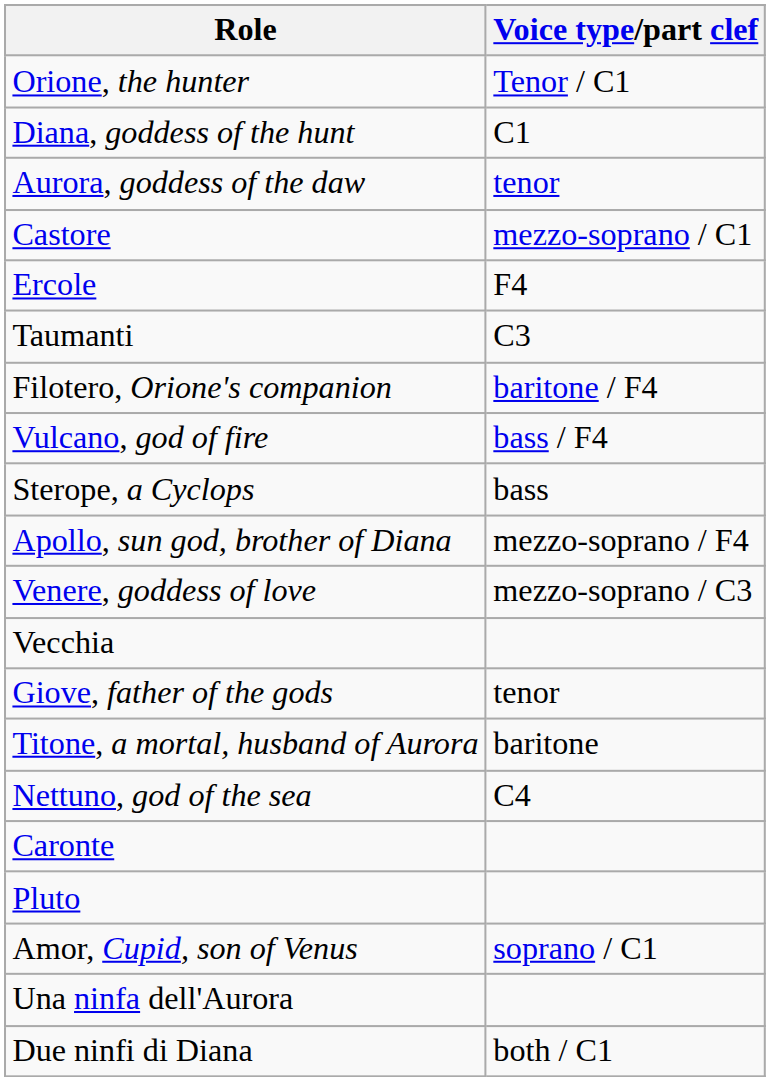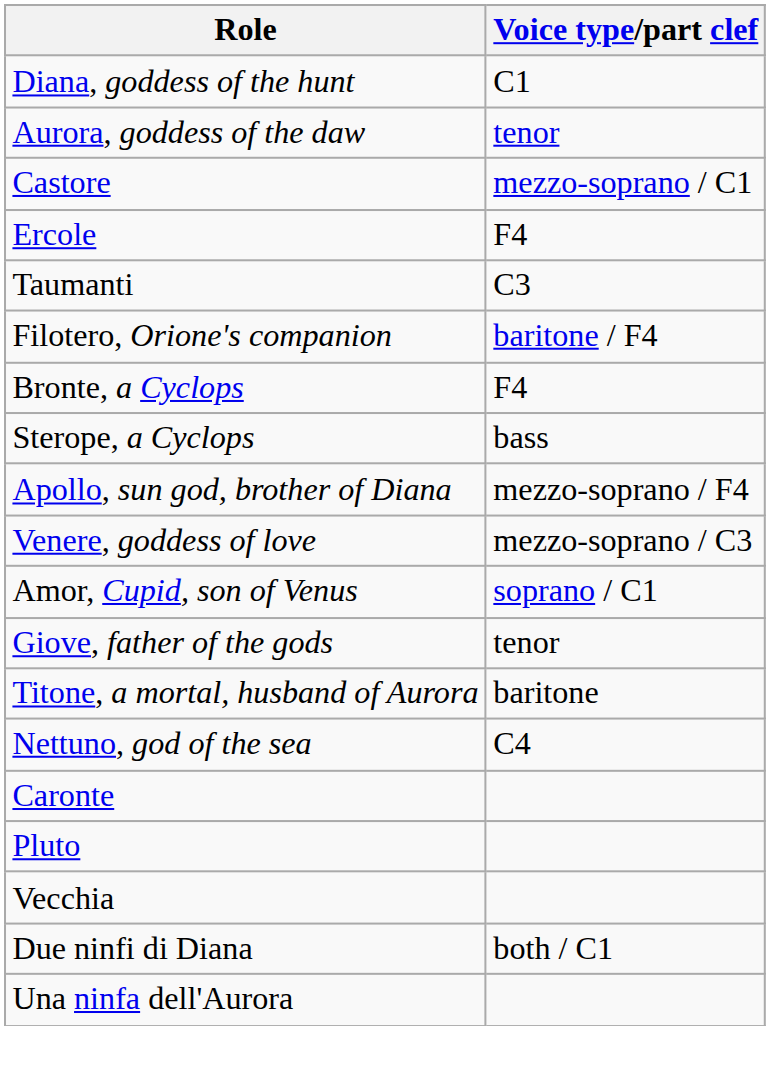- row: (131, 81)
- row: (140, 438)
+ row: (128, 387)
rows swapped: (185, 948) <-> (63, 642)
rows swapped: (153, 999) <-> (133, 1050)
